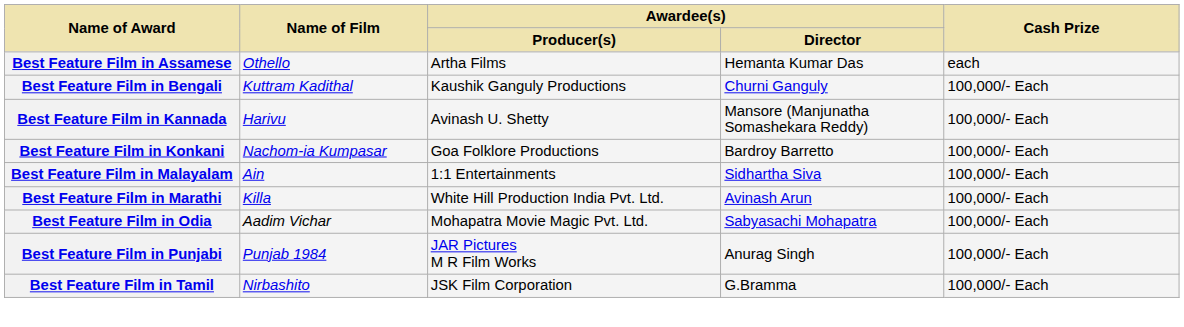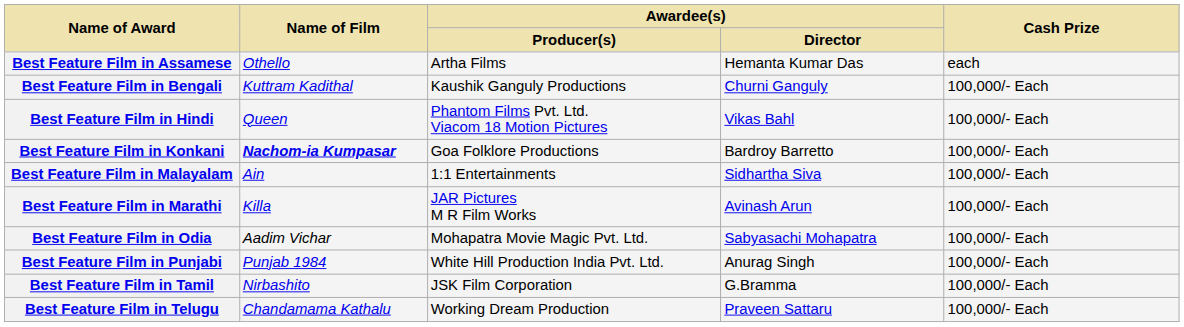+ row: (122, 119)
- row: (122, 119)
(315, 151) normal -> (319, 151) bold
(547, 198) White Hill Production India Pvt. Ltd. -> (484, 206) JAR Pictures M R Film Works
(484, 253) JAR Pictures M R Film Works -> (547, 262) White Hill Production India Pvt. Ltd.
+ row: (122, 309)
